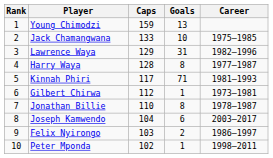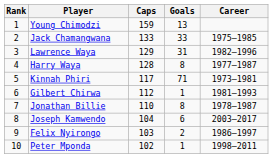(182, 38) 10 -> (182, 38) 33
(234, 79) 1981–1993 -> (234, 79) 1973–1981
(234, 92) 1973–1981 -> (234, 92) 1981–1993
